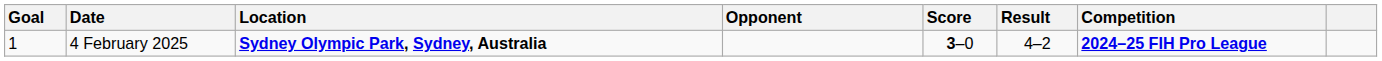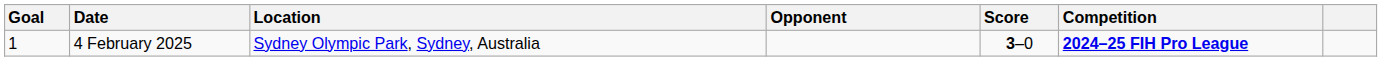- column: (1026, 18)
(393, 43) bold -> (397, 43) normal
